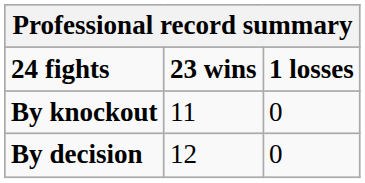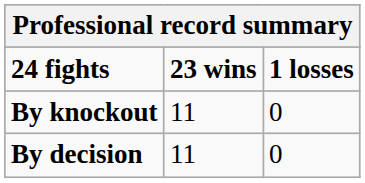(184, 154) 12 -> (183, 154) 11
